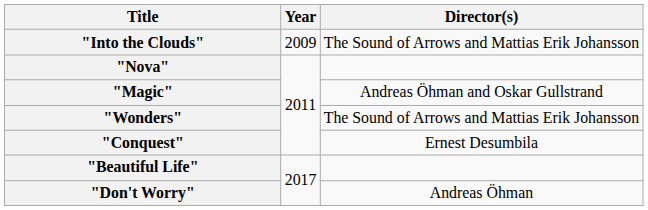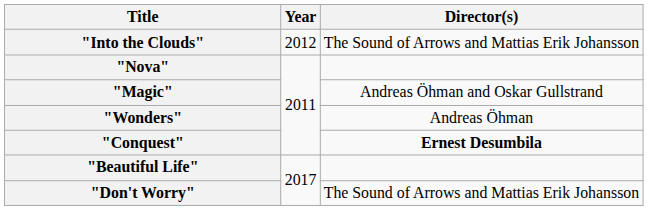(301, 42) 2009 -> (301, 42) 2012
(481, 117) The Sound of Arrows and Mattias Erik Johansson -> (481, 117) Andreas Öhman
(481, 142) normal -> (481, 142) bold
(481, 192) Andreas Öhman -> (481, 192) The Sound of Arrows and Mattias Erik Johansson
